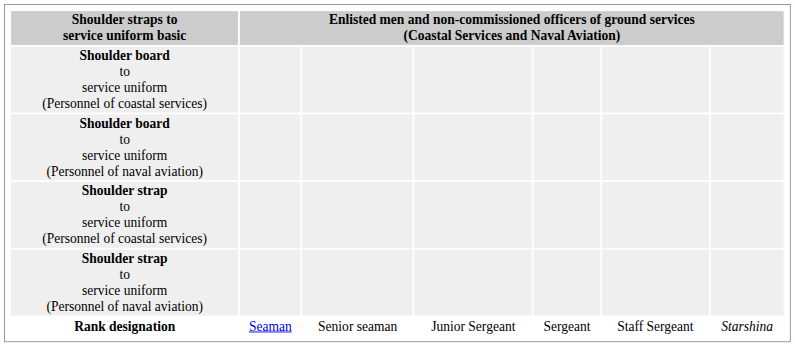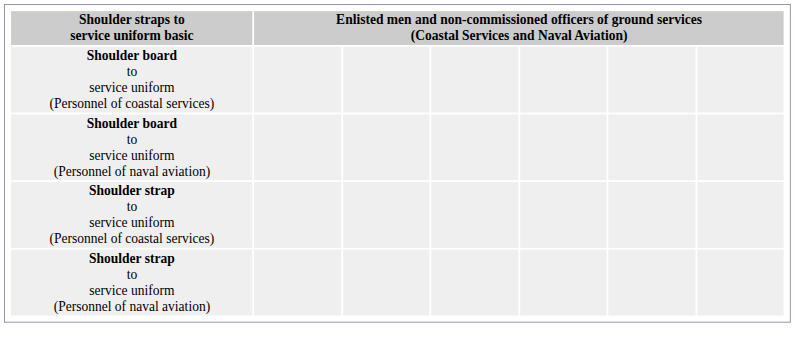- row: (125, 326)
